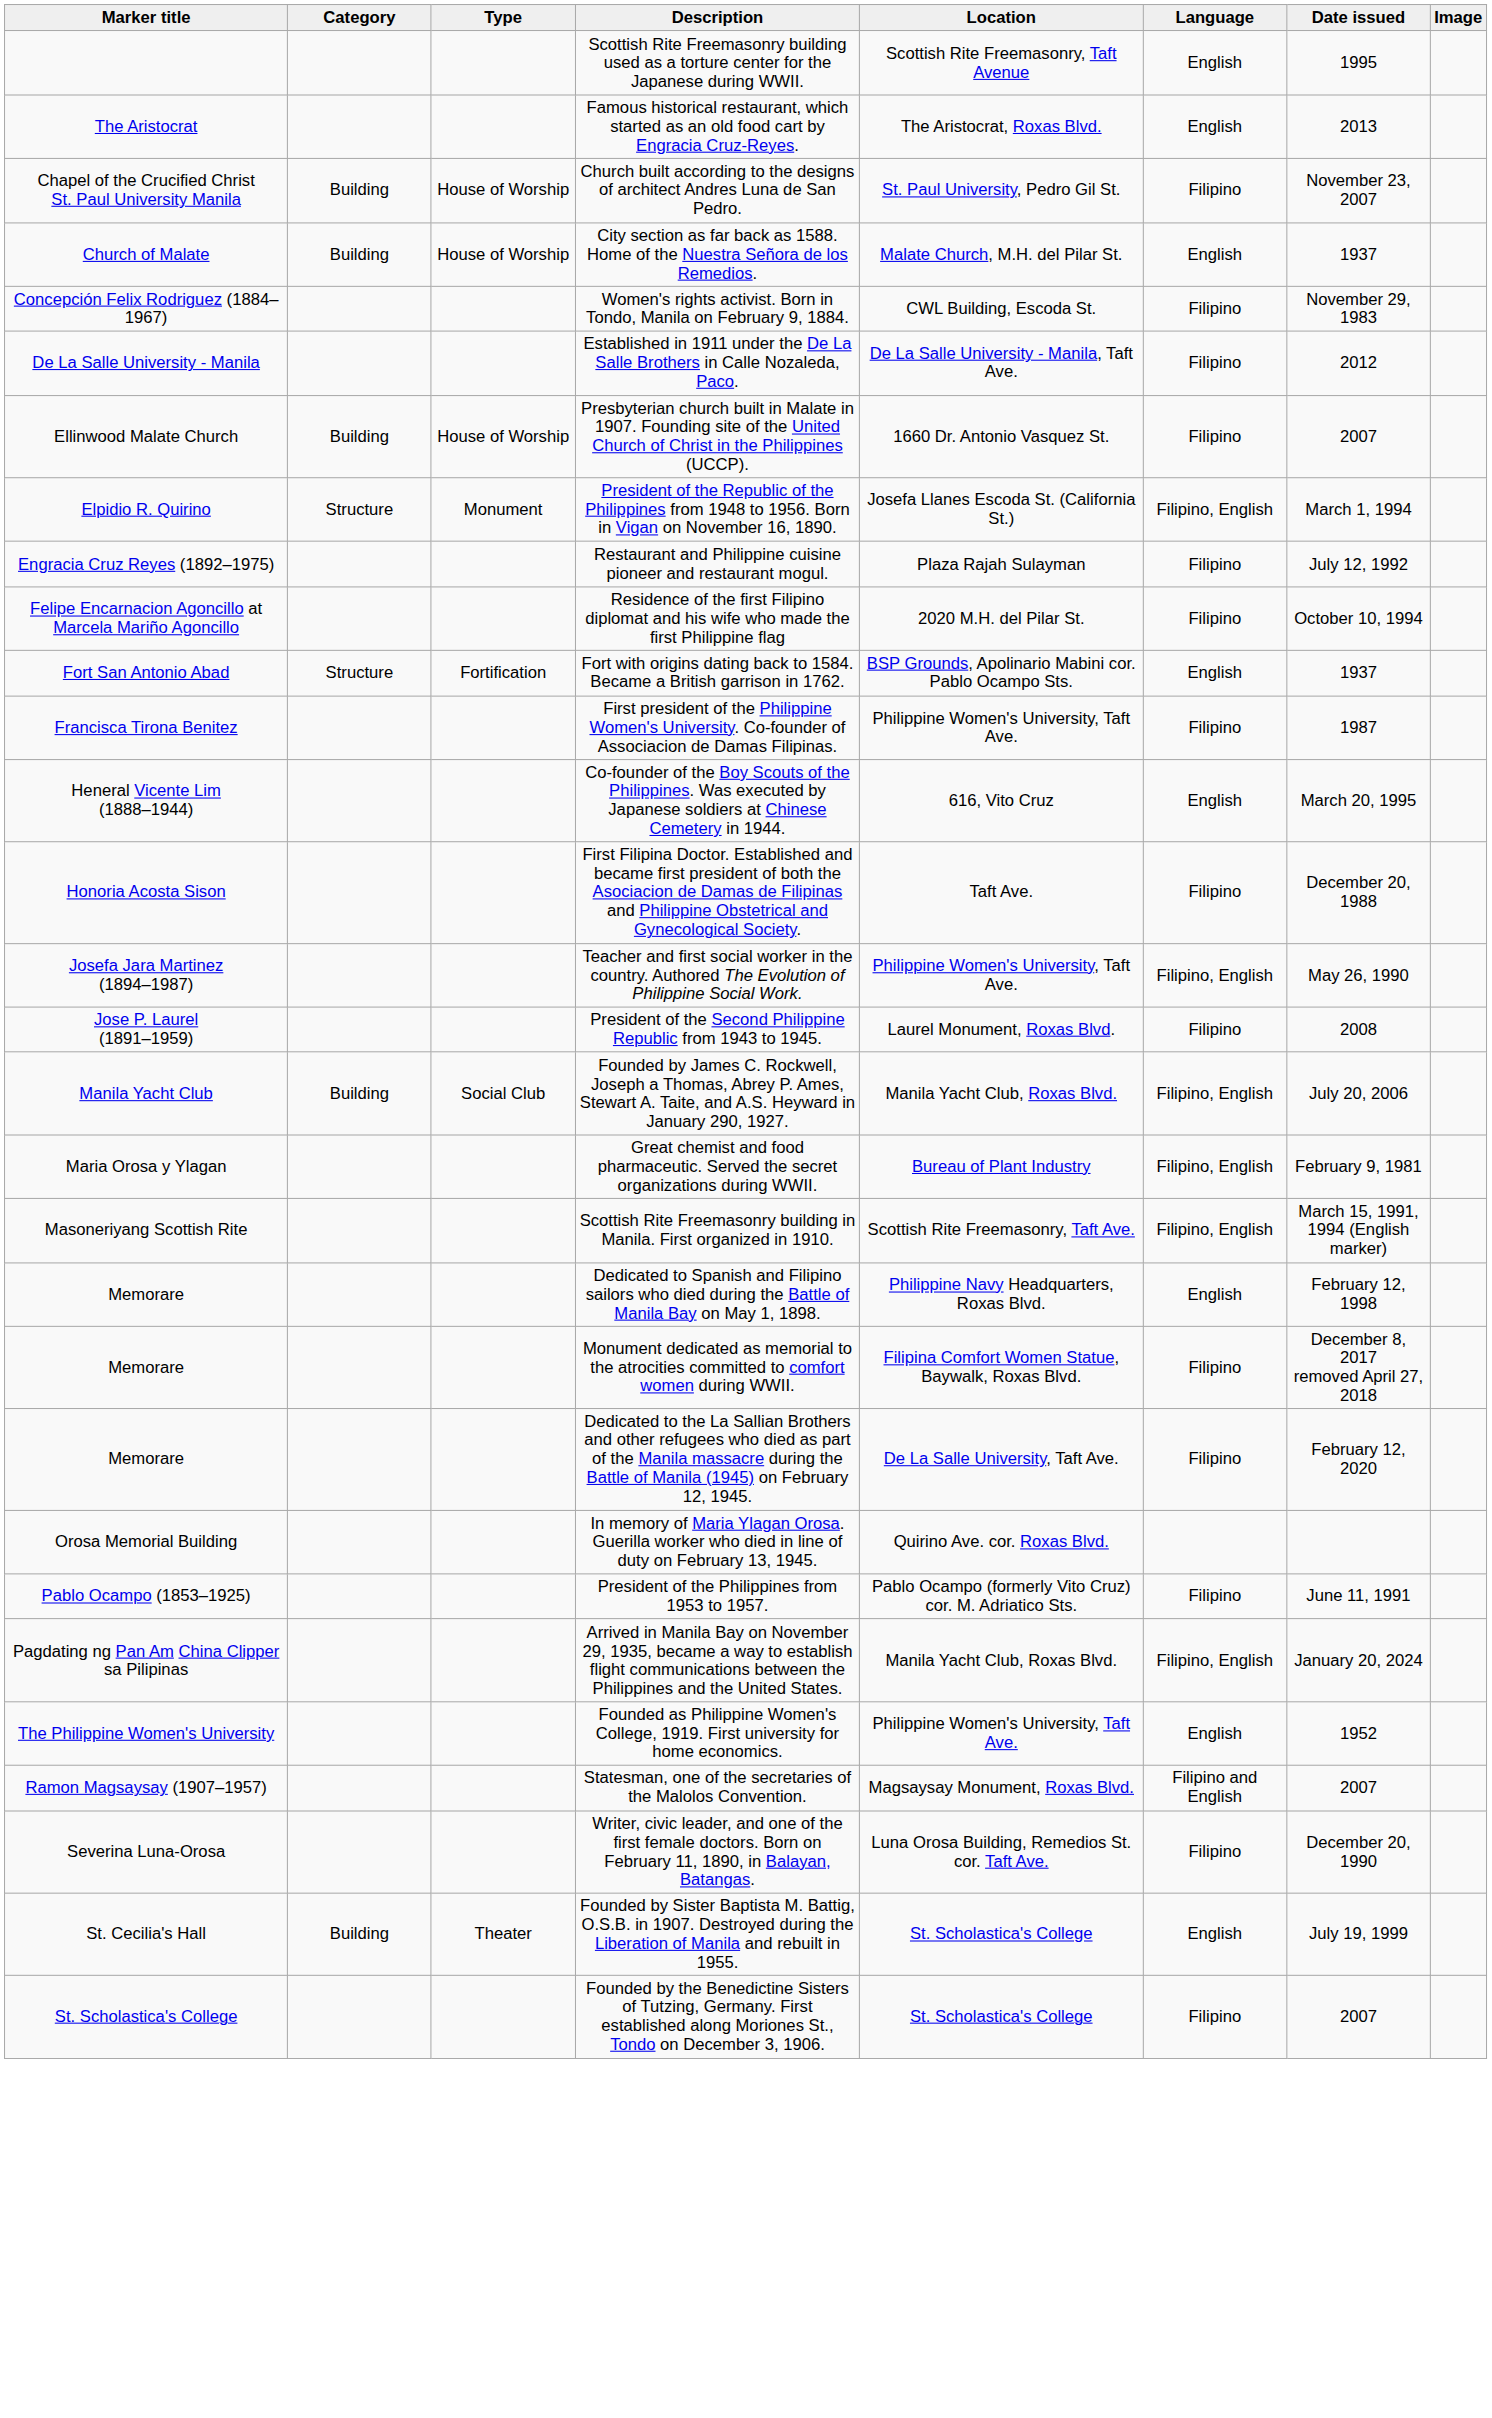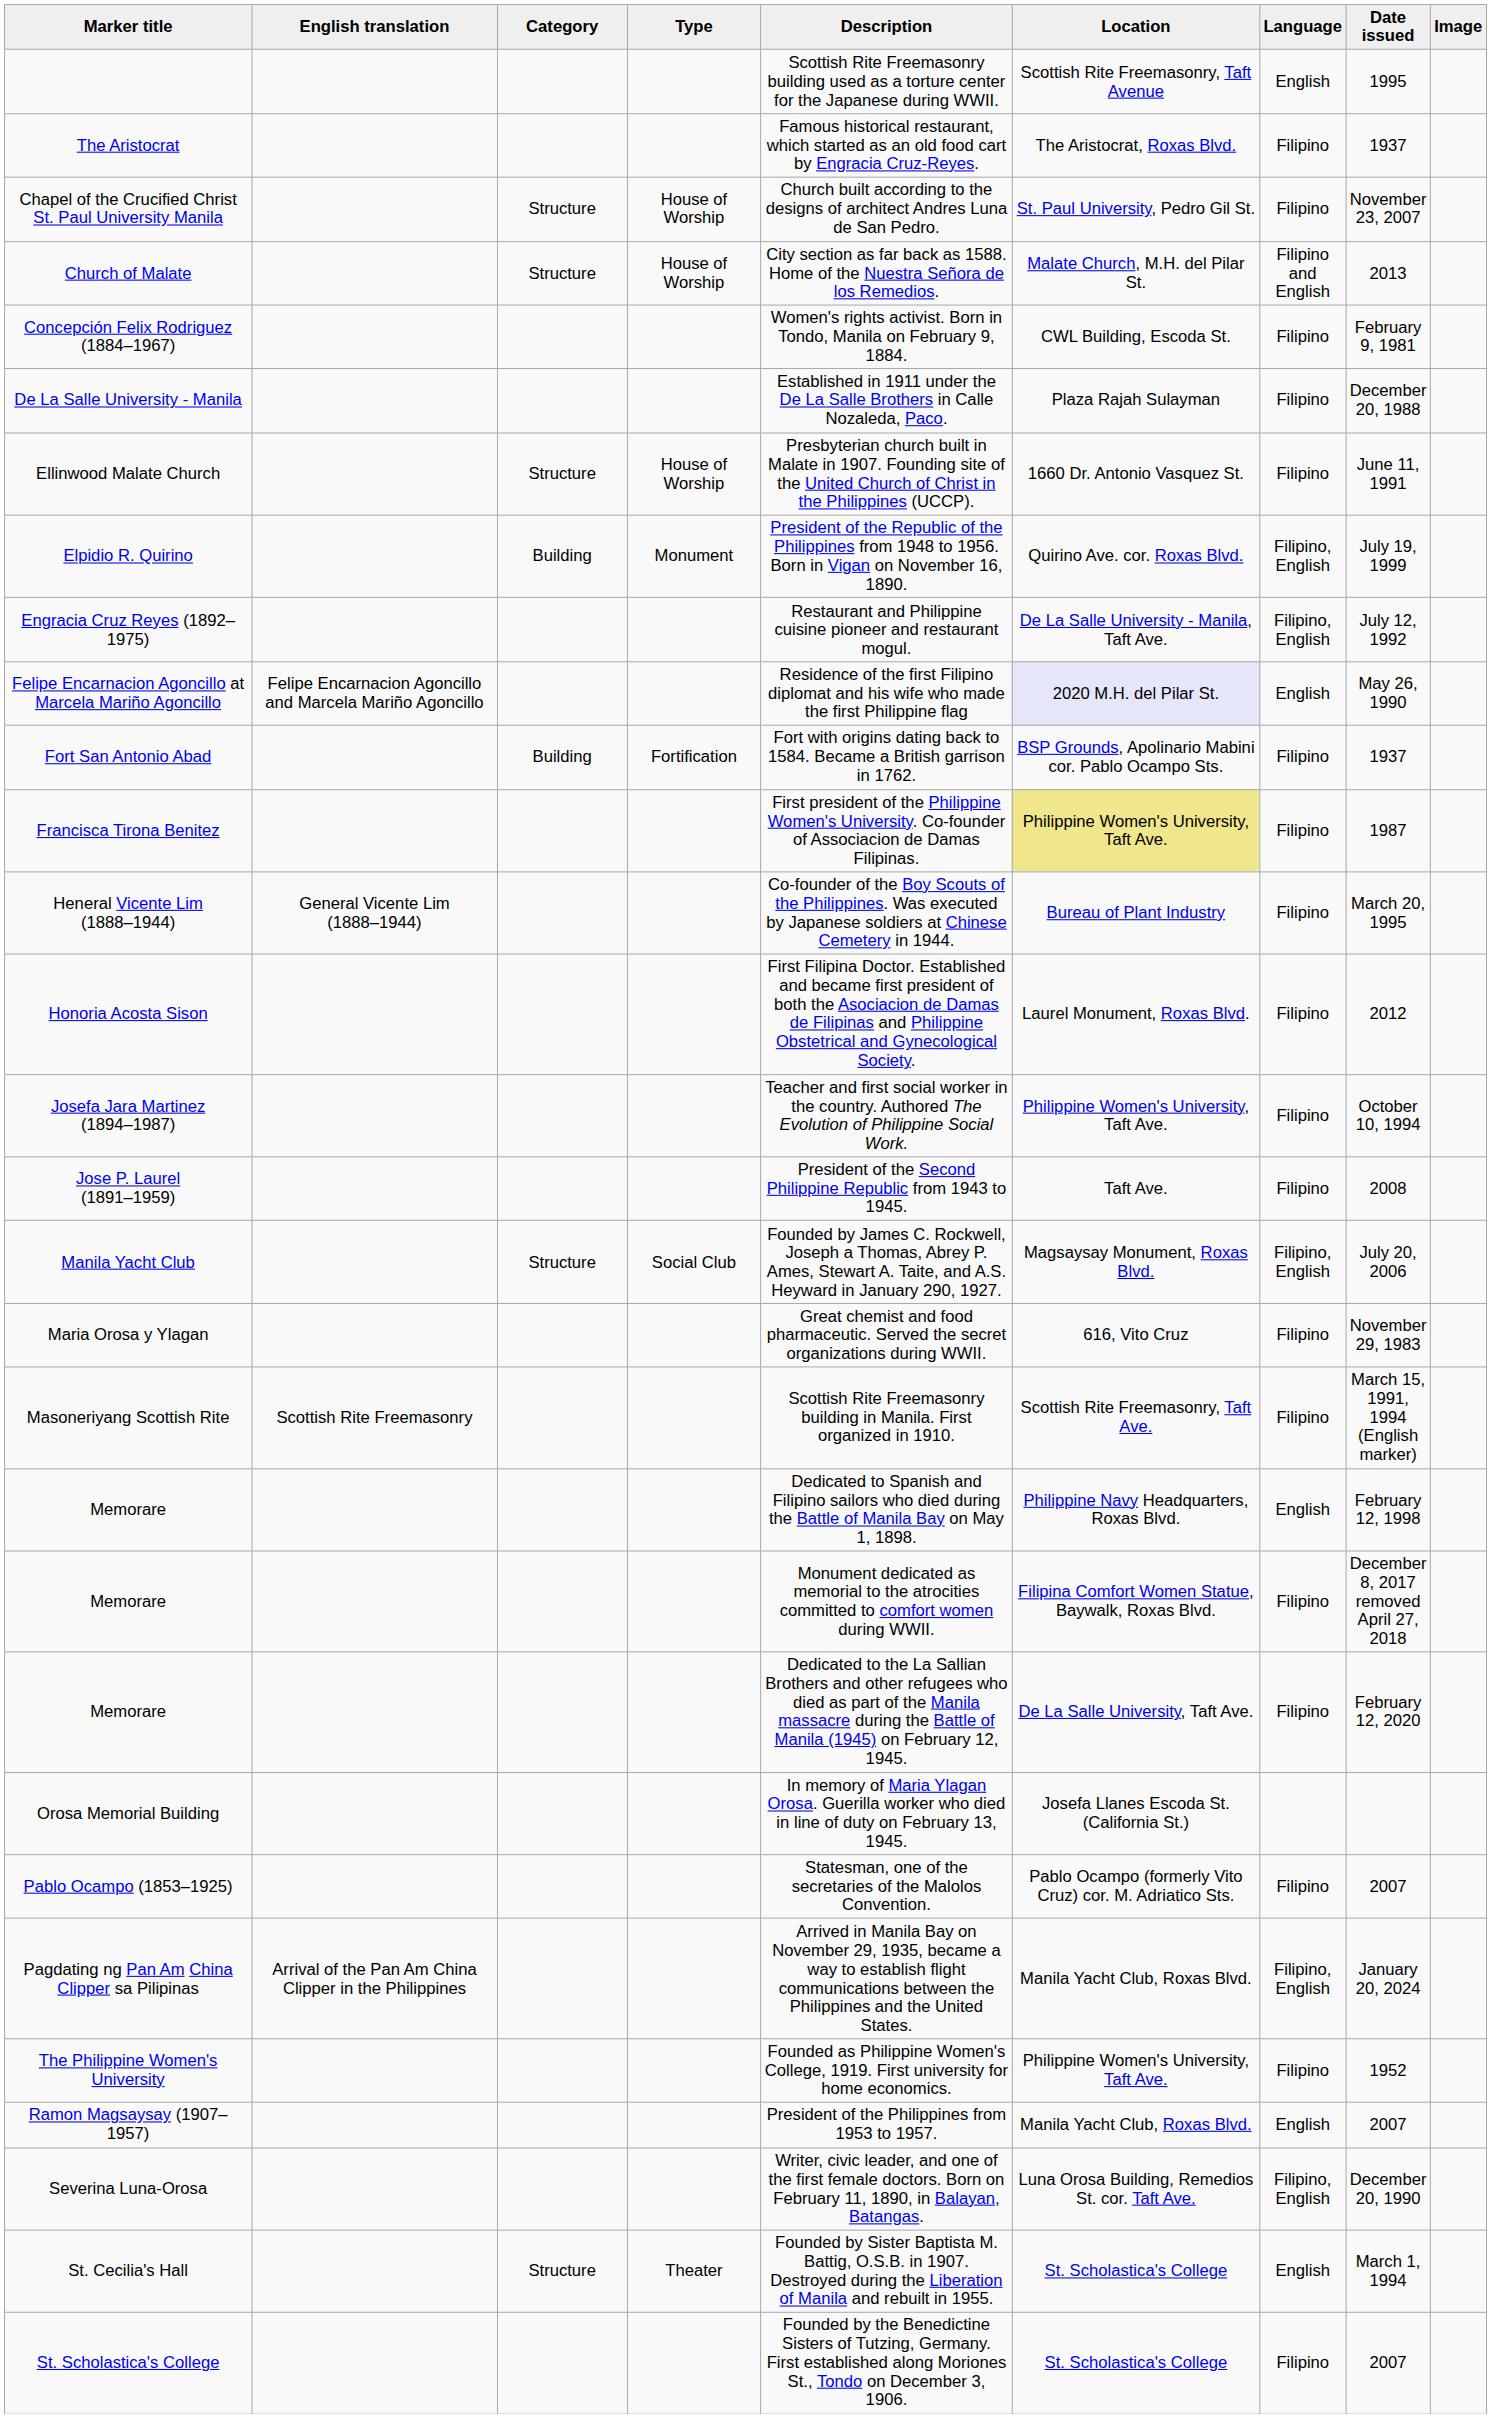+ column: (374, 27)
(1215, 126) English -> (1303, 145) Filipino
(1358, 126) 2013 -> (1388, 145) 1937
(359, 190) Building -> (562, 209) Structure
(359, 254) Building -> (562, 273) Structure
(1215, 254) English -> (1303, 273) Filipino and English
(1358, 254) 1937 -> (1388, 273) 2013
(1358, 308) November 29, 1983 -> (1388, 336) February 9, 1981
(1001, 363) De La Salle University - Manila, Taft Ave. -> (1136, 400) Plaza Rajah Sulayman
(1358, 363) 2012 -> (1388, 400) December 20, 1988
(359, 436) Building -> (562, 473) Structure
(1358, 436) 2007 -> (1388, 473) June 11, 1991
(359, 509) Structure -> (562, 556) Building
(1001, 509) Josefa Llanes Escoda St. (California St.) -> (1136, 556) Quirino Ave. cor. Roxas Blvd.
(1358, 509) March 1, 1994 -> (1388, 556) July 19, 1999
(1001, 564) Plaza Rajah Sulayman -> (1136, 629) De La Salle University - Manila, Taft Ave.
(1215, 564) Filipino -> (1303, 629) Filipino, English
(1001, 618) no background -> (1136, 693) lavender background
(1215, 618) Filipino -> (1303, 693) English
(1358, 618) October 10, 1994 -> (1388, 693) May 26, 1990
(359, 673) Structure -> (562, 757) Building
(1215, 673) English -> (1303, 757) Filipino
(1001, 727) no background -> (1136, 830) khaki background
(1001, 800) 616, Vito Cruz -> (1136, 913) Bureau of Plant Industry
(1215, 800) English -> (1303, 913) Filipino
(1001, 892) Taft Ave. -> (1136, 1014) Laurel Monument, Roxas Blvd.
(1358, 892) December 20, 1988 -> (1388, 1014) 2012
(1215, 975) Filipino, English -> (1303, 1115) Filipino
(1358, 975) May 26, 1990 -> (1388, 1115) October 10, 1994
(1001, 1029) Laurel Monument, Roxas Blvd. -> (1136, 1188) Taft Ave.
(359, 1093) Building -> (562, 1261) Structure
(1001, 1093) Manila Yacht Club, Roxas Blvd. -> (1136, 1261) Magsaysay Monument, Roxas Blvd.
(1001, 1166) Bureau of Plant Industry -> (1136, 1335) 616, Vito Cruz
(1215, 1166) Filipino, English -> (1303, 1335) Filipino
(1358, 1166) February 9, 1981 -> (1388, 1335) November 29, 1983
(1215, 1230) Filipino, English -> (1303, 1417) Filipino
(1001, 1541) Quirino Ave. cor. Roxas Blvd. -> (1136, 1813) Josefa Llanes Escoda St. (California St.)
(717, 1596) President of the Philippines from 1953 to 1957. -> (886, 1886) Statesman, one of the secretaries of the Malolos Convention.
(1358, 1596) June 11, 1991 -> (1388, 1886) 2007
(1215, 1733) English -> (1303, 2070) Filipino
(717, 1787) Statesman, one of the secretaries of the Malolos Convention. -> (886, 2124) President of the Philippines from 1953 to 1957.
(1001, 1787) Magsaysay Monument, Roxas Blvd. -> (1136, 2124) Manila Yacht Club, Roxas Blvd.
(1215, 1787) Filipino and English -> (1303, 2124) English
(1215, 1851) Filipino -> (1303, 2188) Filipino, English
(359, 1934) Building -> (562, 2271) Structure
(1358, 1934) July 19, 1999 -> (1388, 2271) March 1, 1994
